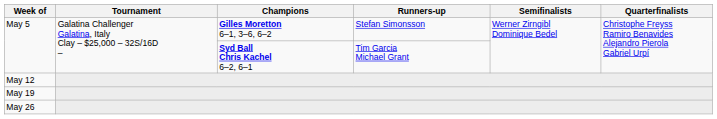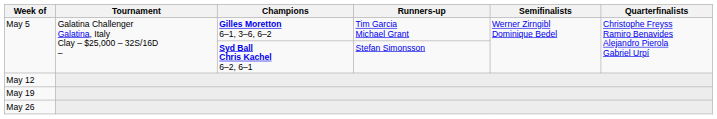(390, 24) Stefan Simonsson -> (382, 29) Tim Garcia Michael Grant
(382, 52) Tim Garcia Michael Grant -> (390, 47) Stefan Simonsson
